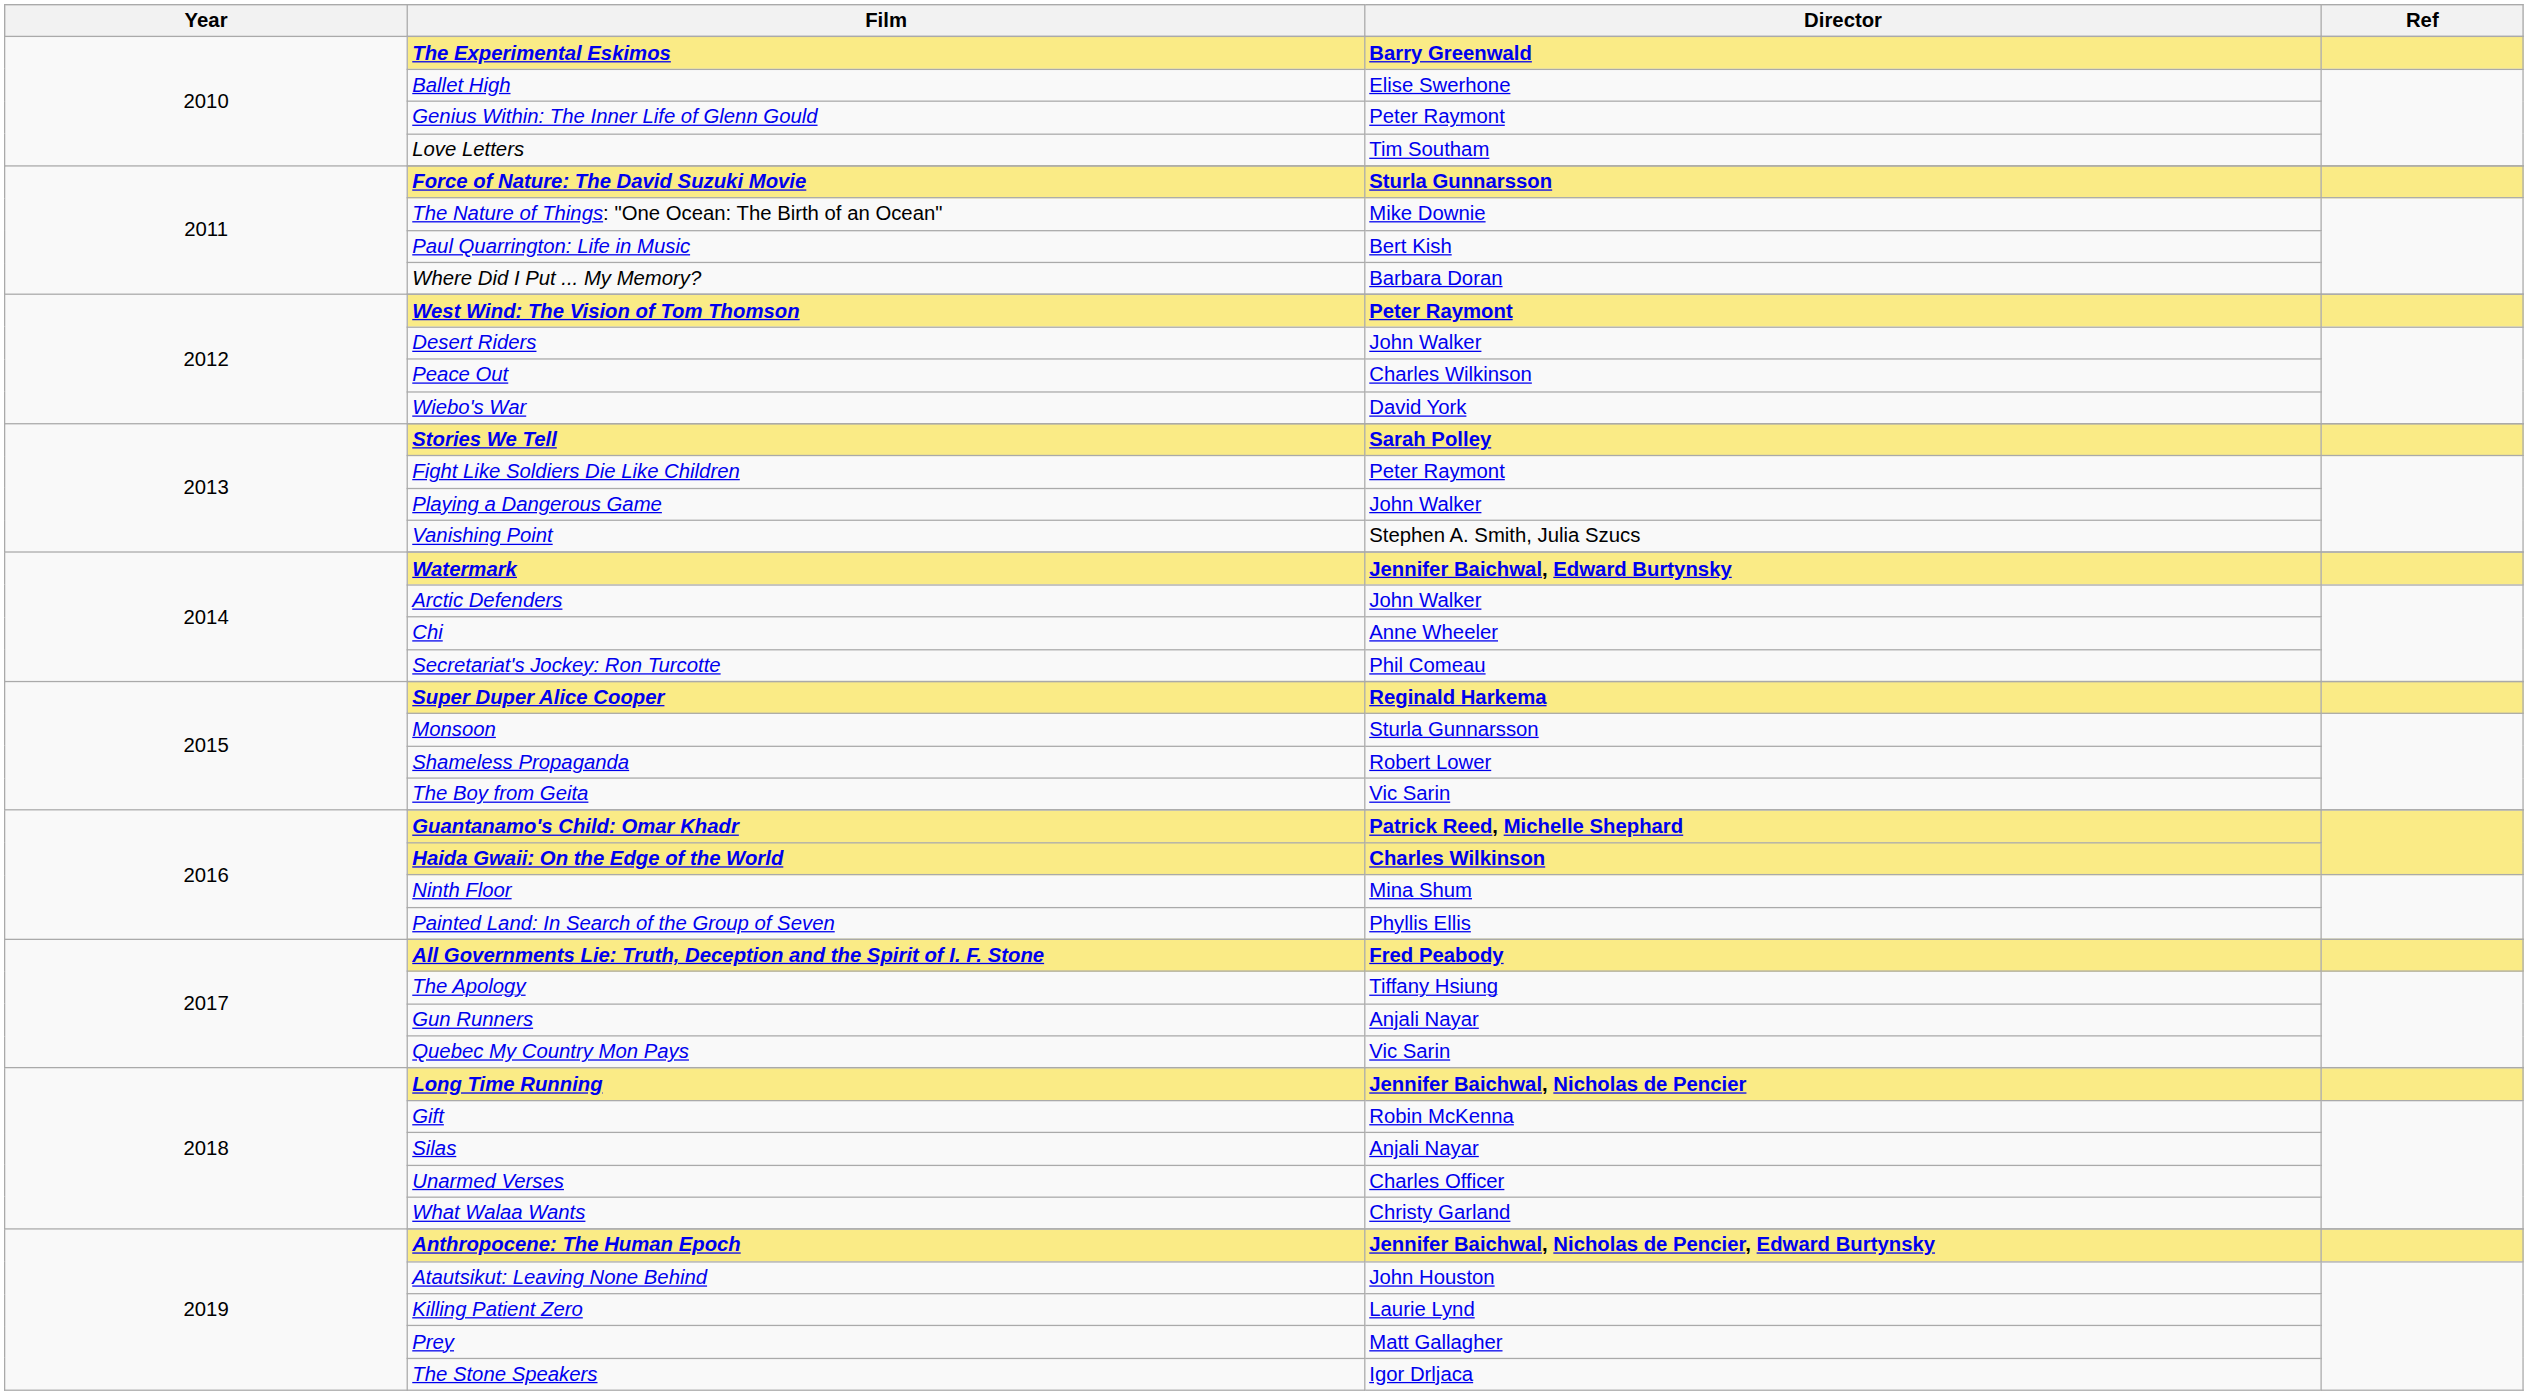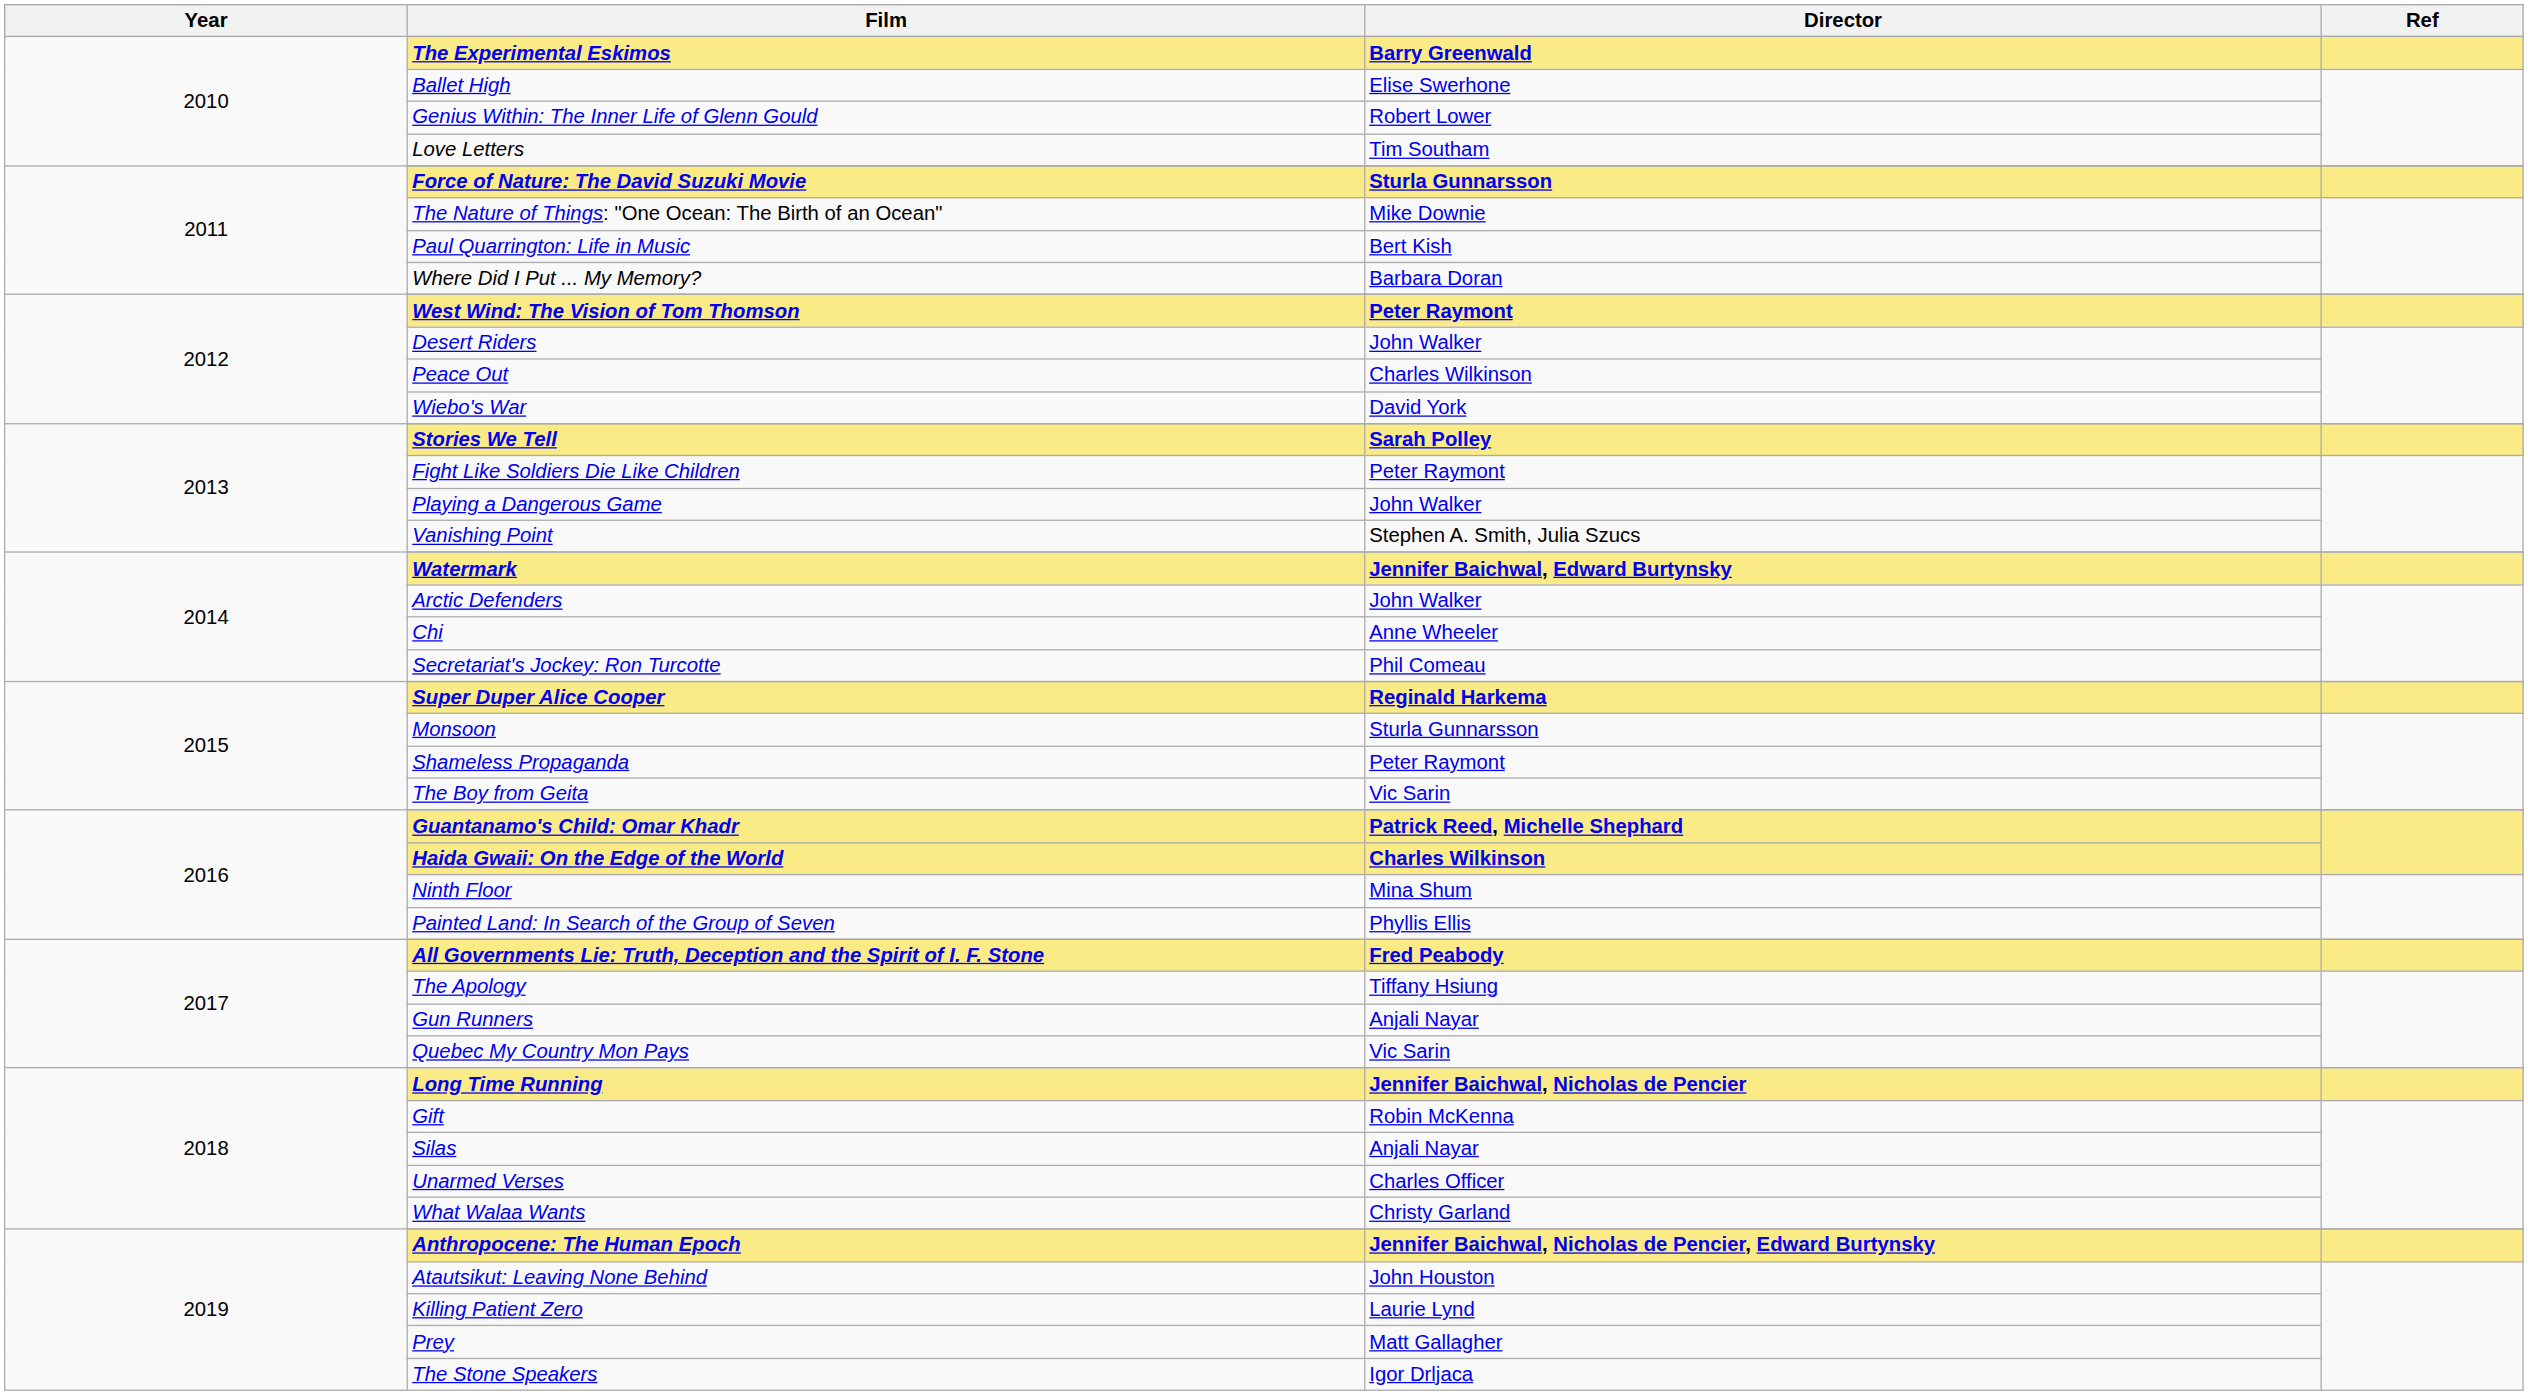(1437, 117) Peter Raymont -> (1430, 117) Robert Lower
(1430, 761) Robert Lower -> (1437, 761) Peter Raymont
